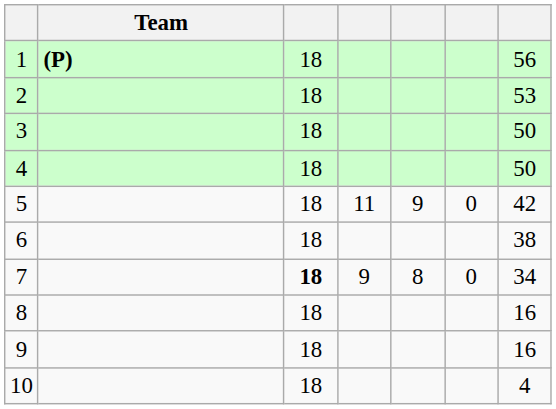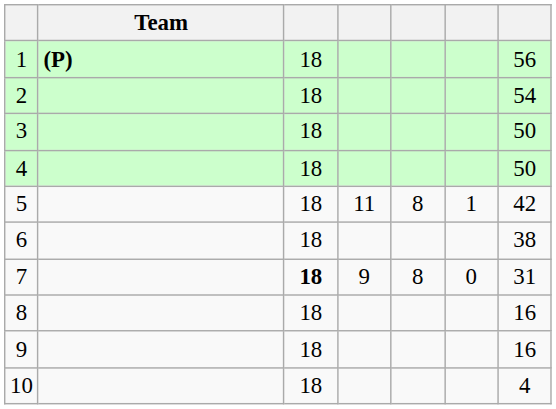(525, 95) 53 -> (525, 95) 54
(418, 204) 9 -> (418, 204) 8
(471, 204) 0 -> (471, 204) 1
(525, 276) 34 -> (525, 276) 31
